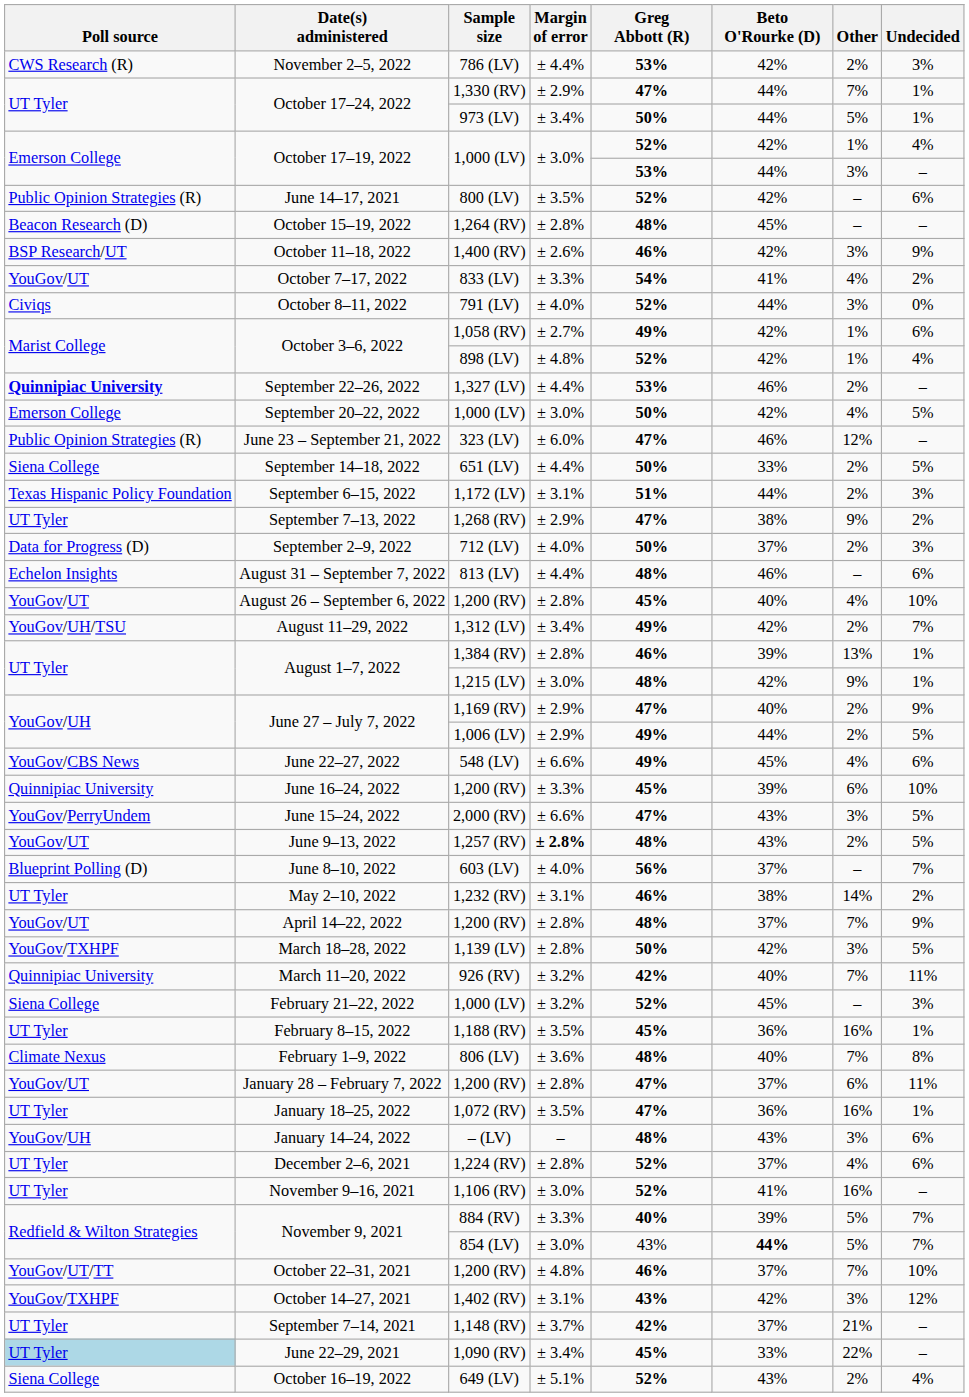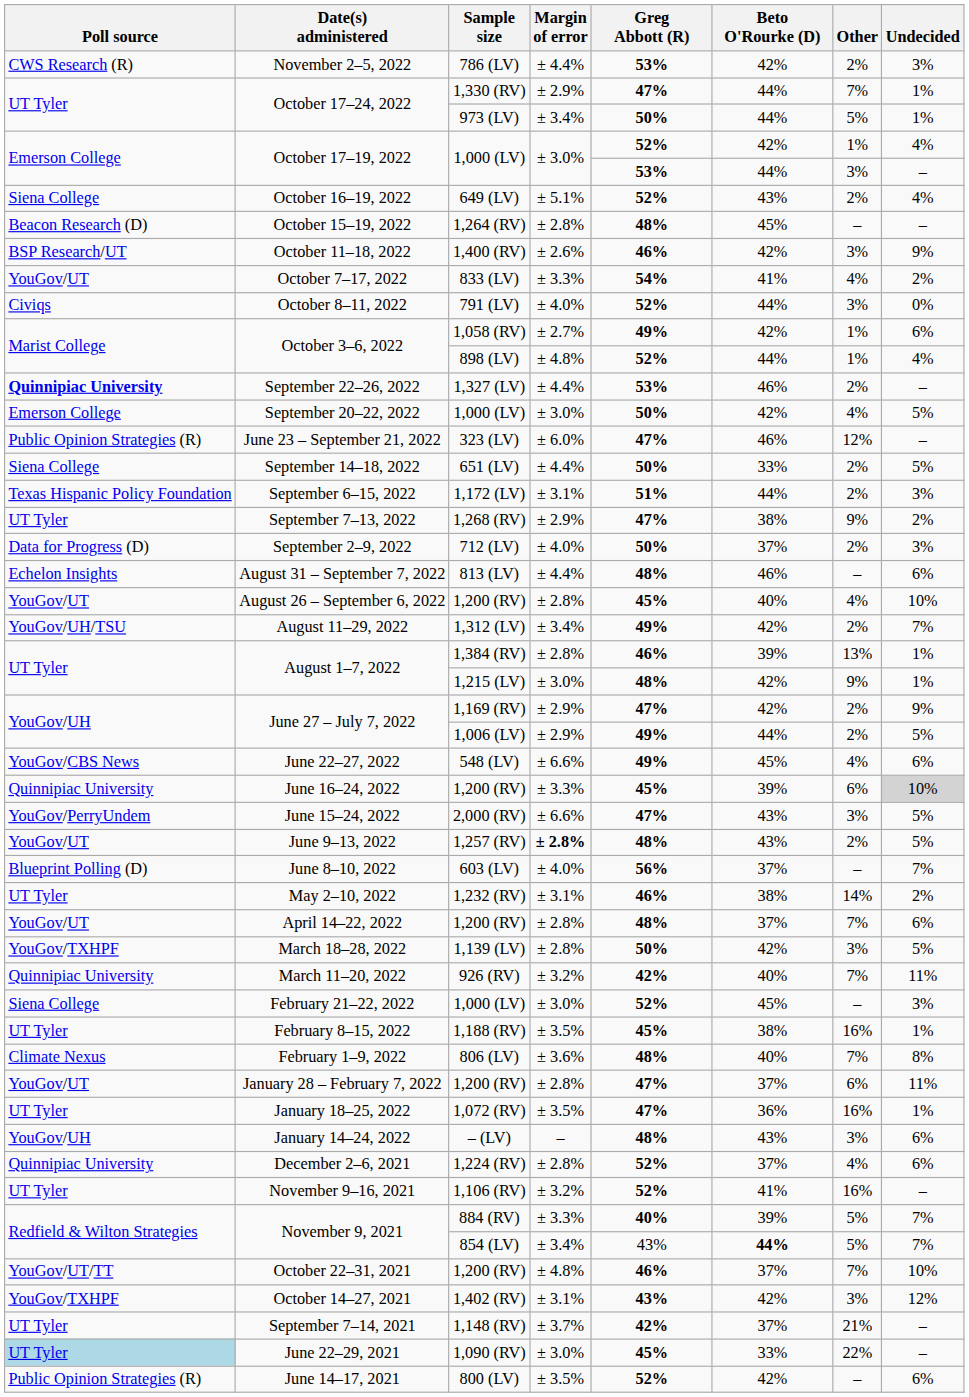rows swapped: (342, 1379) <-> (342, 198)
(772, 359) 42% -> (772, 359) 44%
(772, 708) 40% -> (772, 708) 42%
(923, 788) no background -> (923, 788) lightgrey background
(923, 923) 9% -> (923, 923) 6%
(560, 1003) ± 3.2% -> (560, 1003) ± 3.0%
(772, 1030) 36% -> (772, 1030) 38%
(38, 1164) UT Tyler -> (81, 1164) Quinnipiac University
(560, 1191) ± 3.0% -> (560, 1191) ± 3.2%
(560, 1245) ± 3.0% -> (560, 1245) ± 3.4%
(560, 1352) ± 3.4% -> (560, 1352) ± 3.0%
